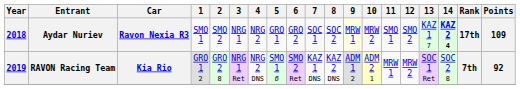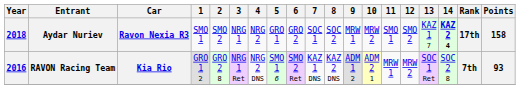(353, 35) lightyellow background -> (353, 35) no background
(498, 35) 109 -> (498, 35) 158
(16, 68) 2019 -> (16, 68) 2016
(498, 68) 92 -> (498, 68) 93
